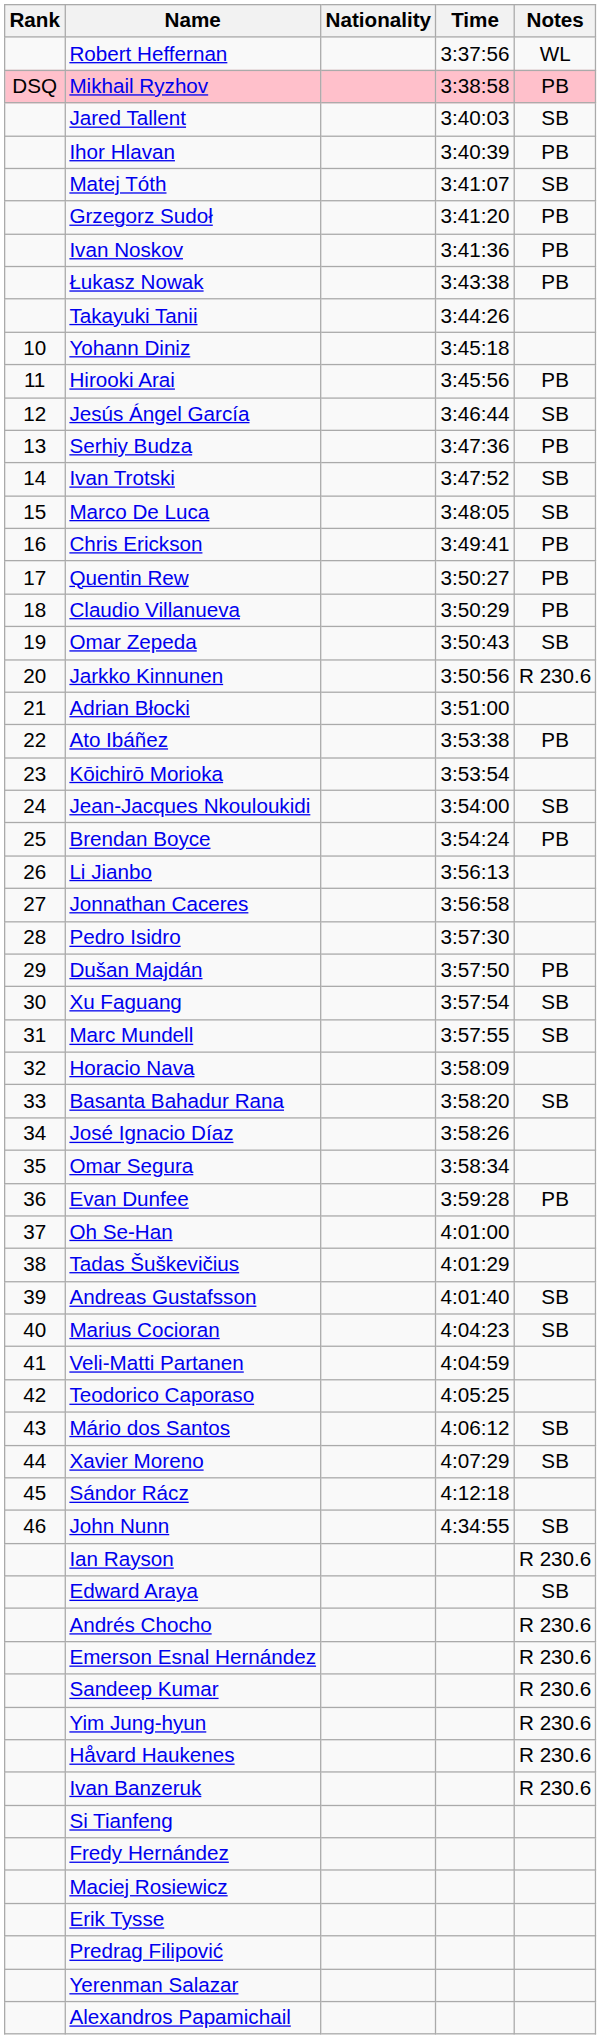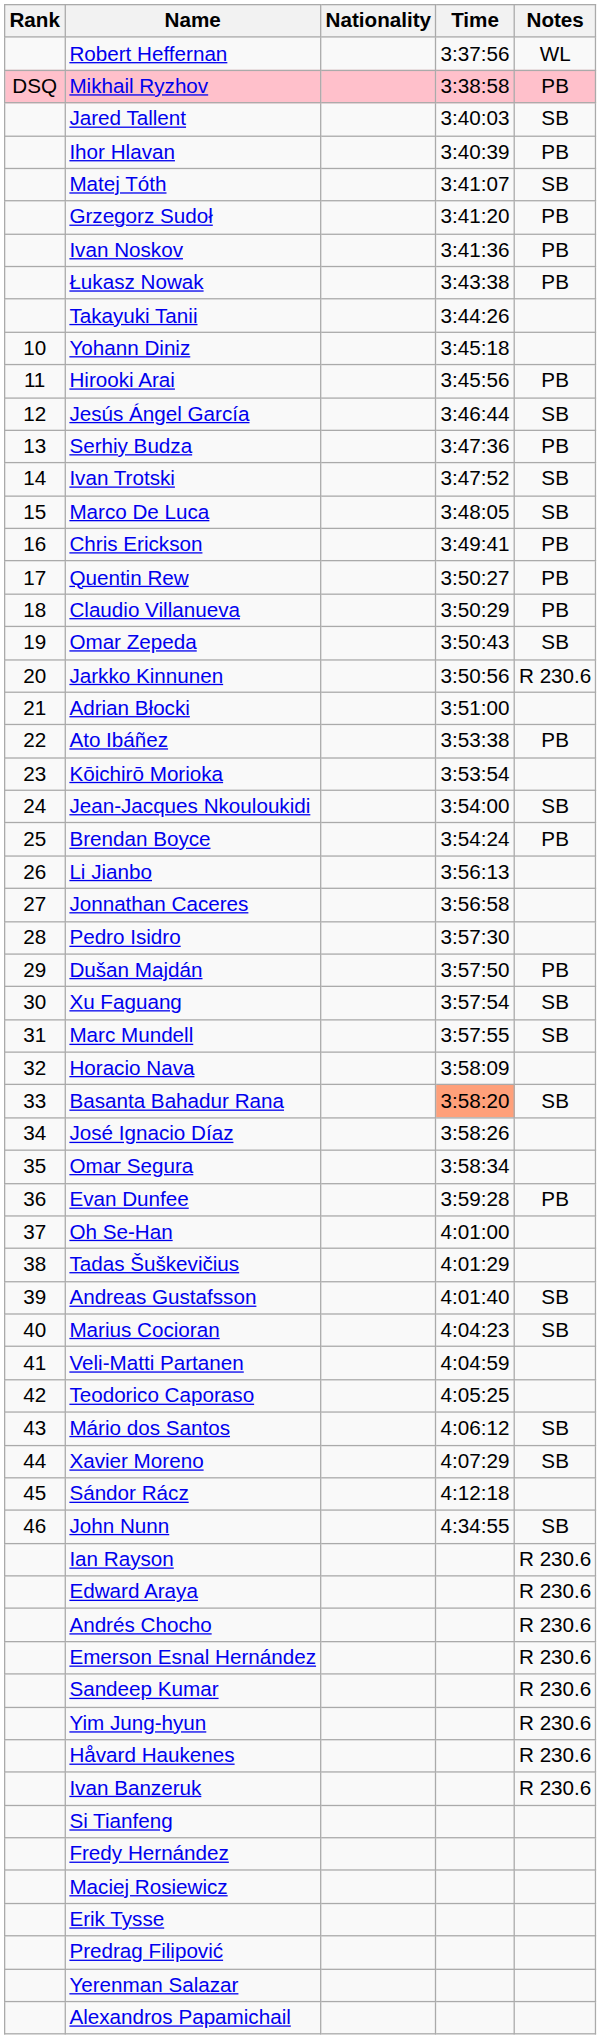(475, 1101) no background -> (475, 1101) lightsalmon background
(555, 1592) SB -> (555, 1592) R 230.6
